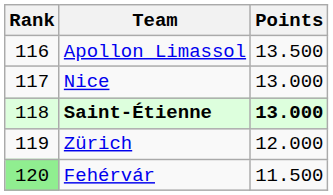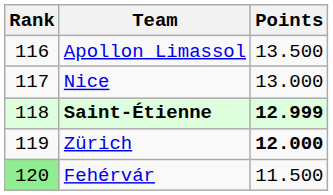(289, 113) 13.000 -> (289, 113) 12.999
(289, 144) normal -> (289, 144) bold
